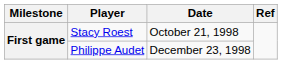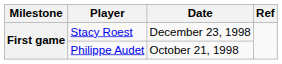(194, 31) October 21, 1998 -> (200, 31) December 23, 1998
(200, 50) December 23, 1998 -> (194, 50) October 21, 1998
